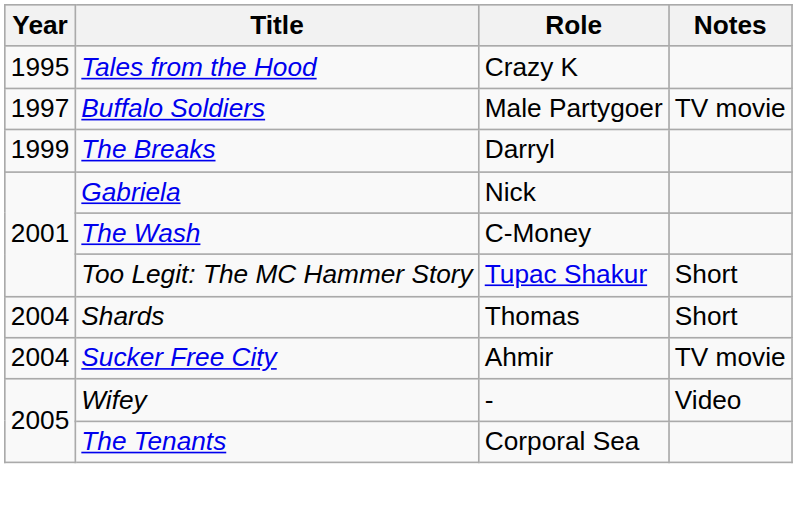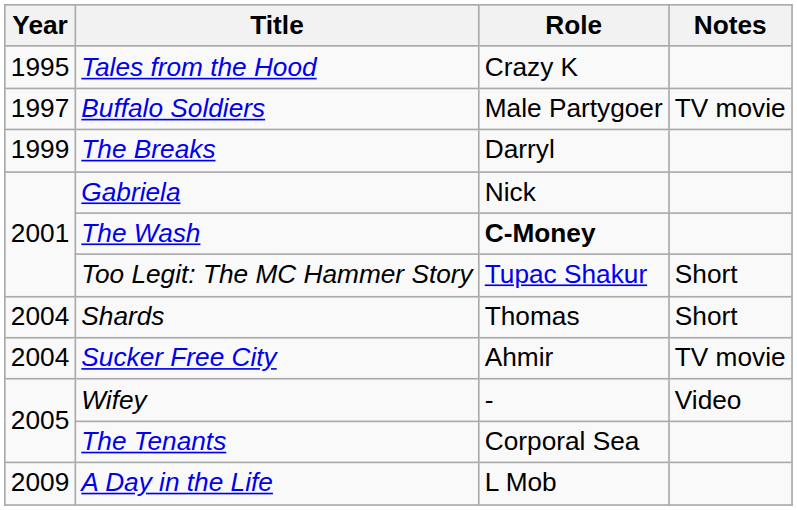(538, 233) normal -> (540, 233) bold
+ row: (177, 483)
